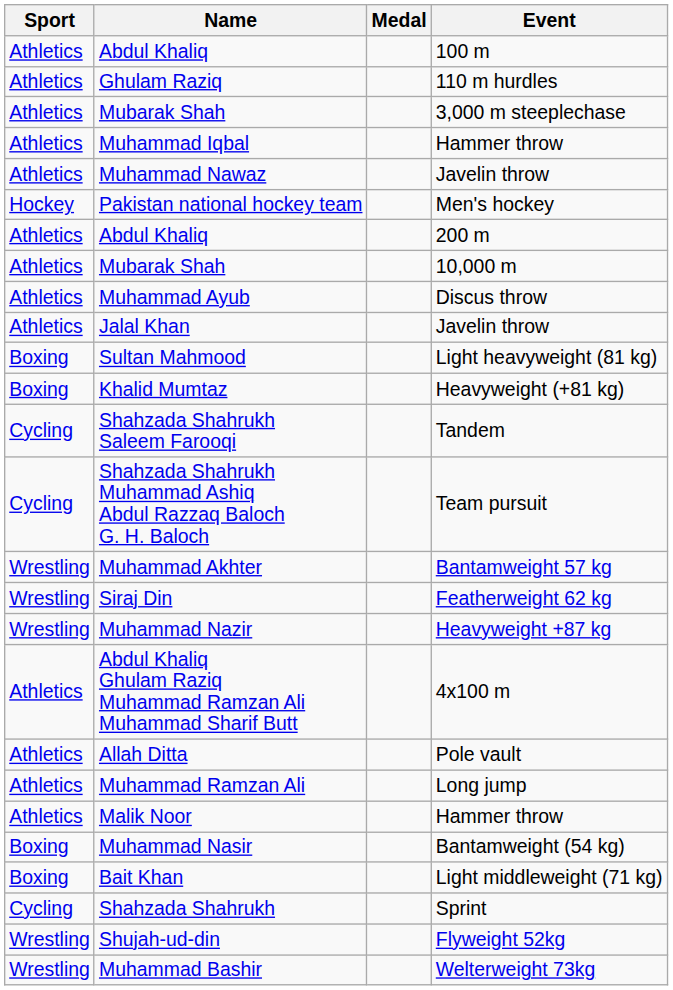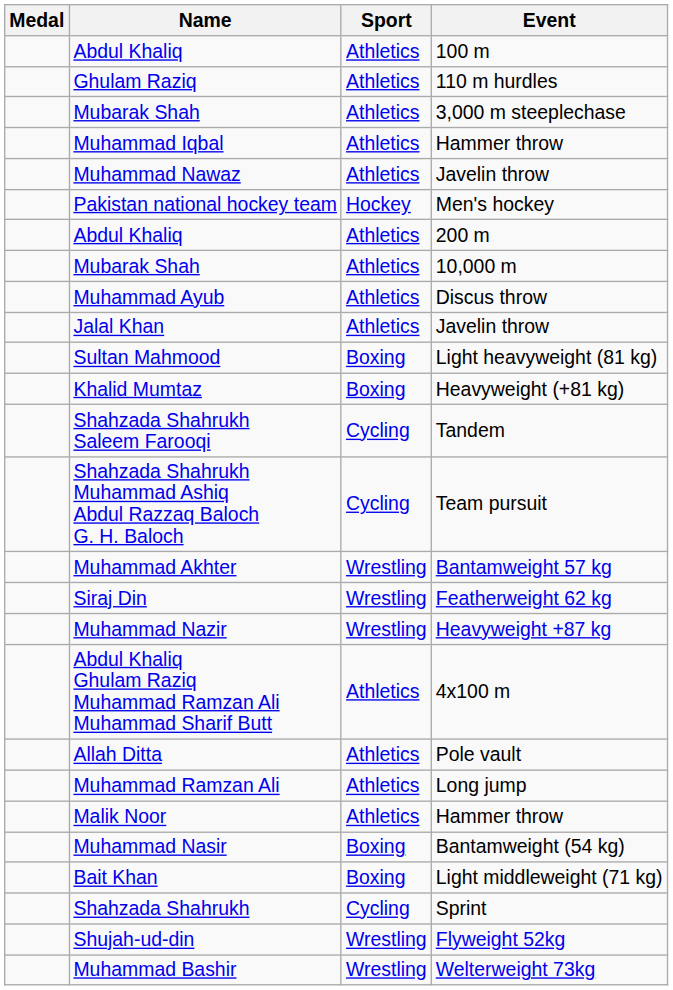columns swapped: (399, 20) <-> (50, 20)
